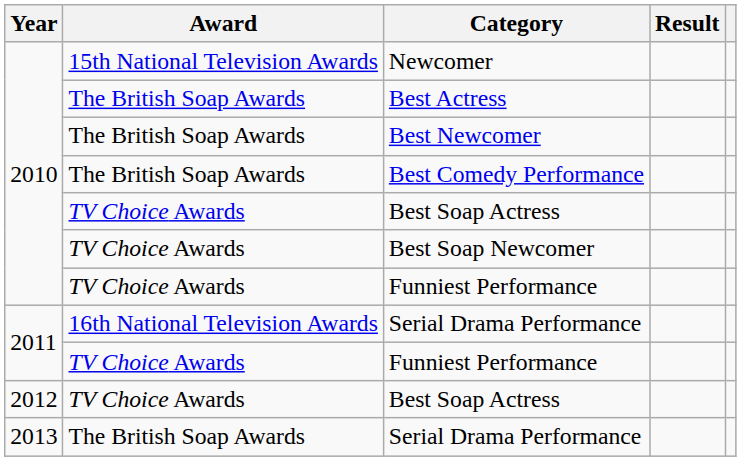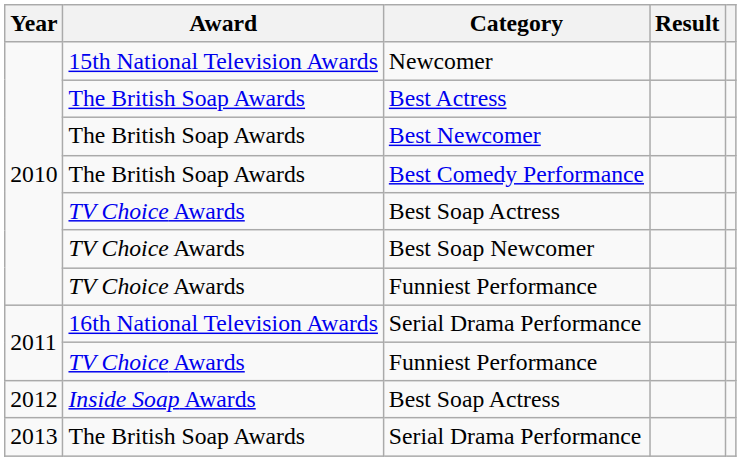(157, 398) TV Choice Awards -> (162, 398) Inside Soap Awards
